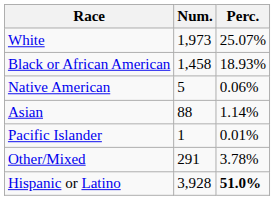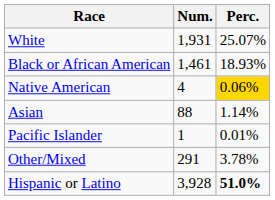(194, 40) 1,973 -> (194, 40) 1,931
(194, 64) 1,458 -> (194, 64) 1,461
(181, 87) 5 -> (181, 87) 4
(239, 87) no background -> (239, 87) gold background
